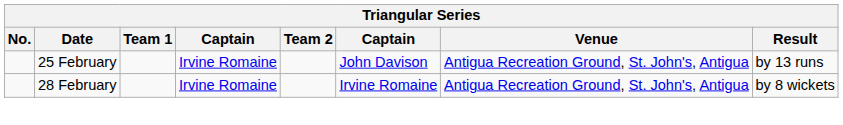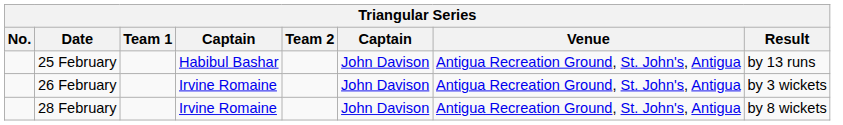(228, 62) Irvine Romaine -> (229, 62) Habibul Bashar
+ row: (77, 85)
(388, 85) Irvine Romaine -> (385, 108) John Davison
